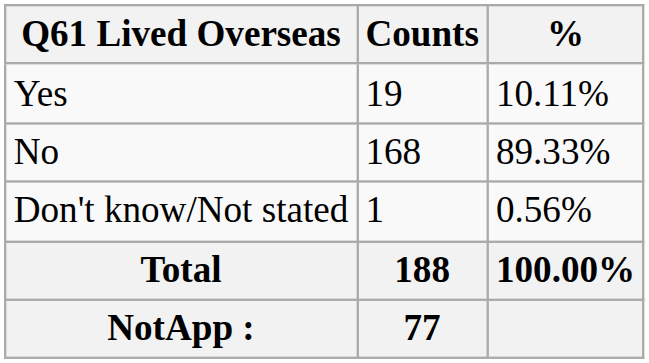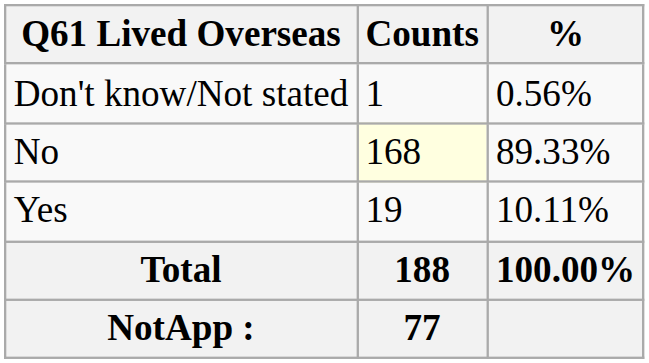rows swapped: (41, 92) <-> (181, 210)
(393, 151) no background -> (393, 151) lightyellow background
